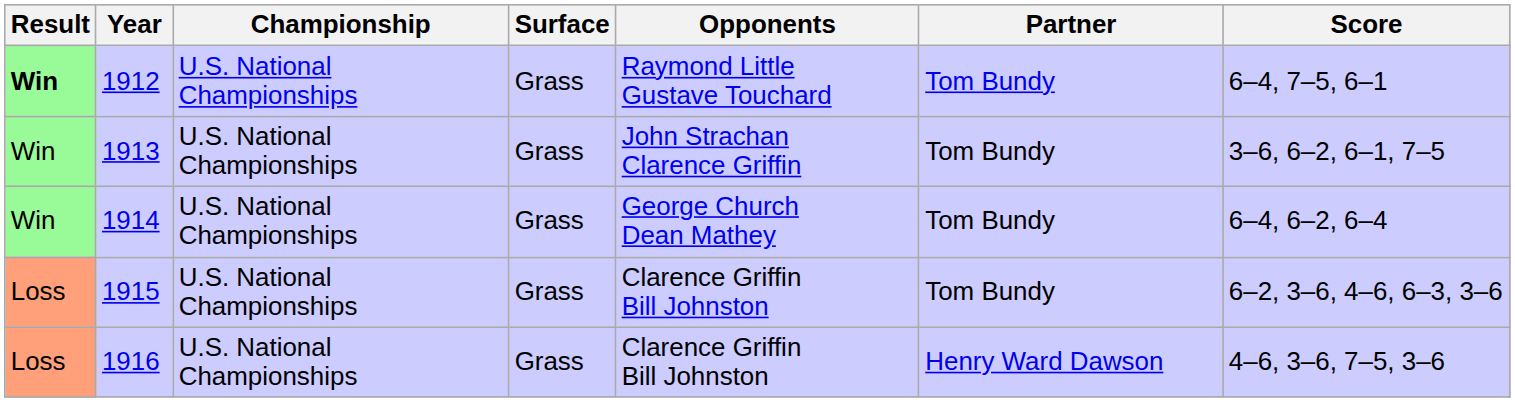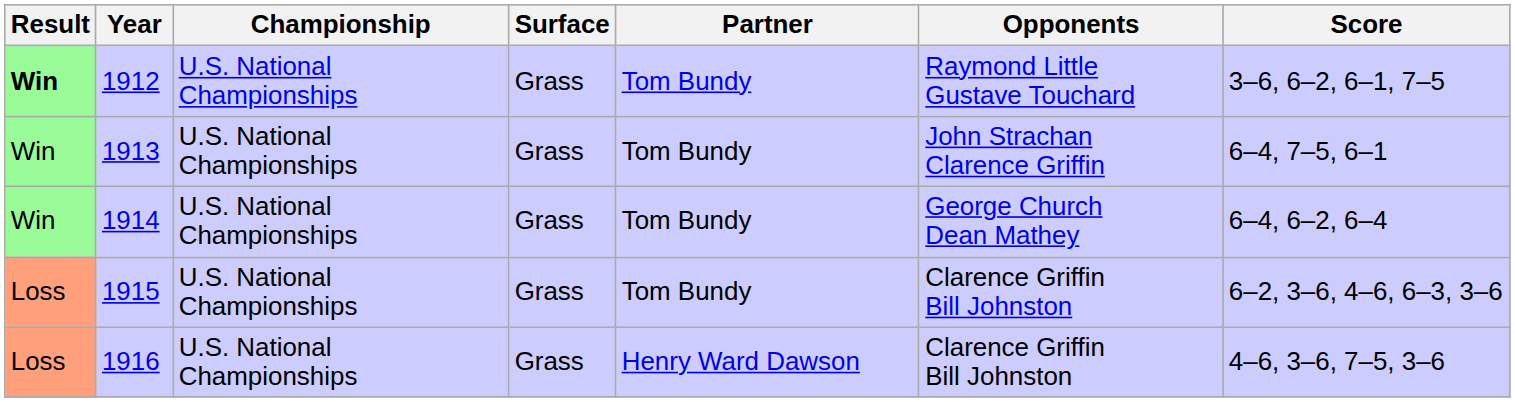columns swapped: (1071, 25) <-> (768, 25)
(1308, 80) 6–4, 7–5, 6–1 -> (1337, 80) 3–6, 6–2, 6–1, 7–5
(1337, 151) 3–6, 6–2, 6–1, 7–5 -> (1308, 151) 6–4, 7–5, 6–1
